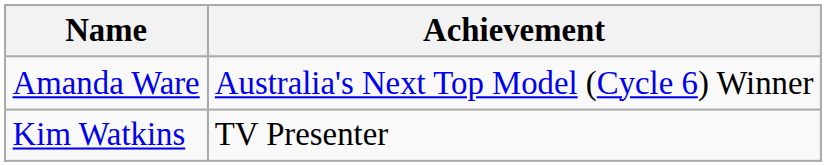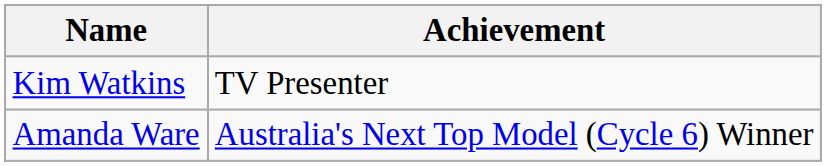rows swapped: (106, 82) <-> (99, 134)
